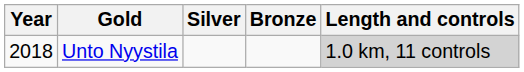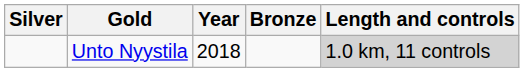columns swapped: (31, 20) <-> (214, 20)
